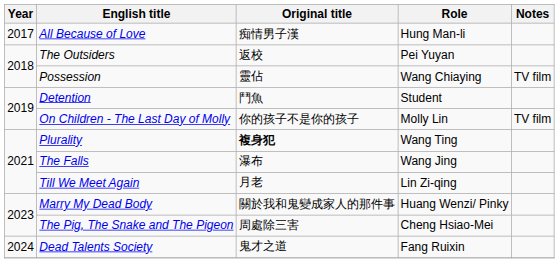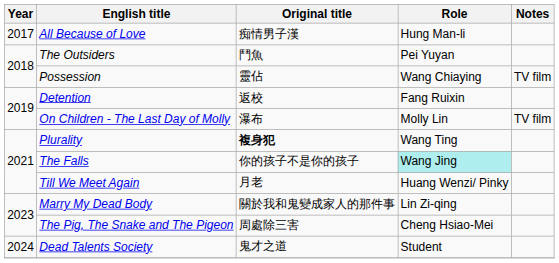(251, 55) 返校 -> (251, 55) 鬥魚
(251, 97) 鬥魚 -> (251, 97) 返校
(421, 98) Student -> (433, 98) Fang Ruixin
(299, 118) 你的孩子不是你的孩子 -> (251, 118) 瀑布
(251, 161) 瀑布 -> (299, 161) 你的孩子不是你的孩子
(429, 161) no background -> (429, 161) paleturquoise background
(429, 183) Lin Zi-qing -> (454, 183) Huang Wenzi/ Pinky
(454, 204) Huang Wenzi/ Pinky -> (429, 204) Lin Zi-qing
(433, 246) Fang Ruixin -> (421, 246) Student
